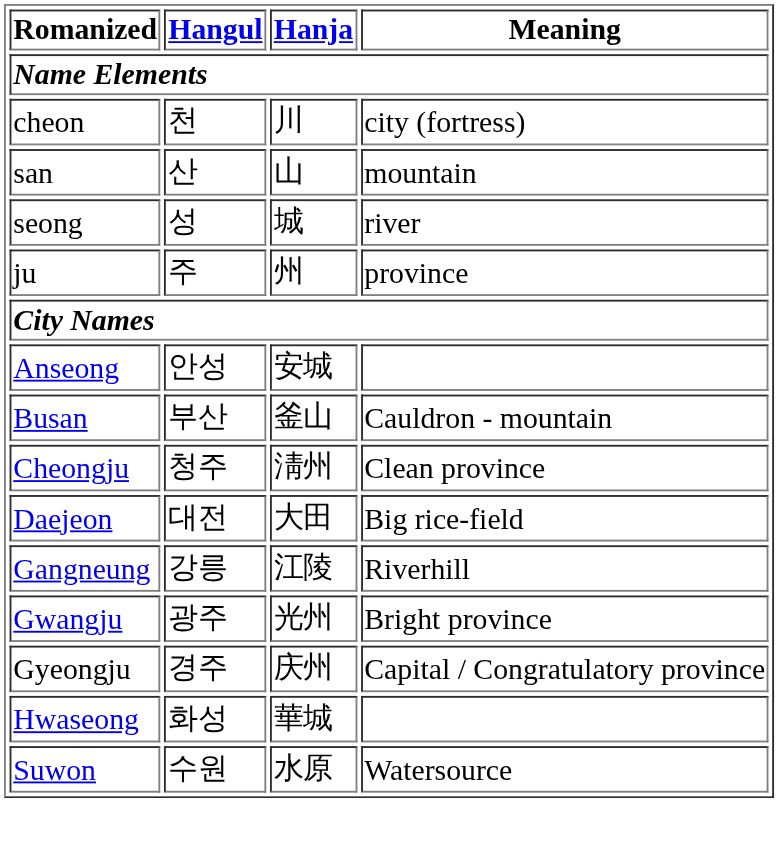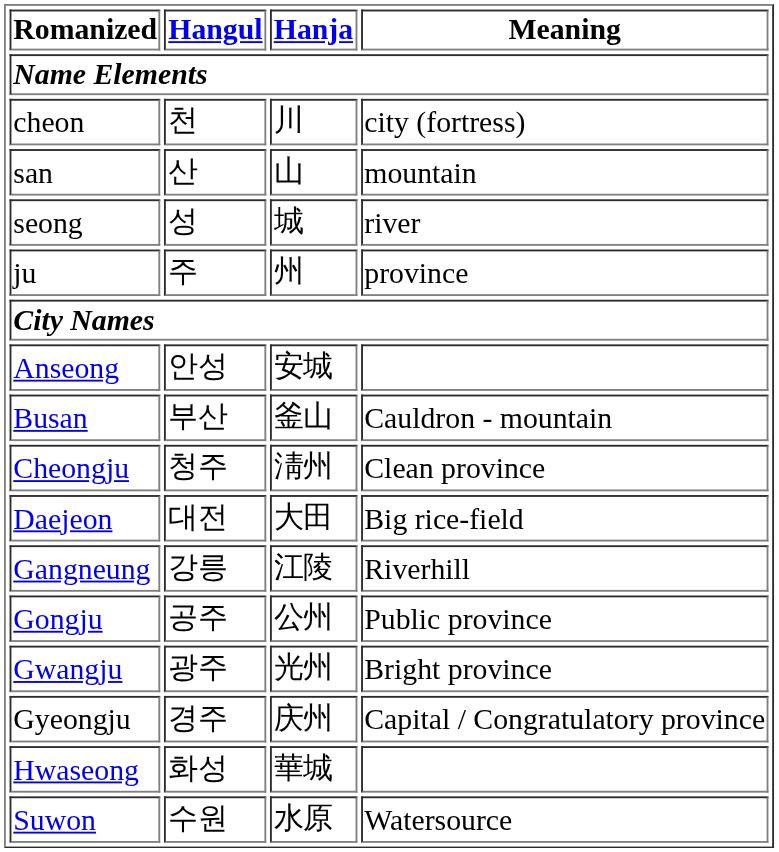+ row: (58, 618)
